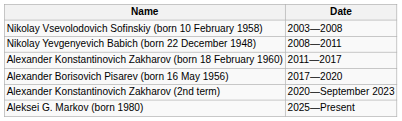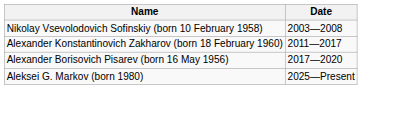- row: (131, 44)
- row: (113, 92)
